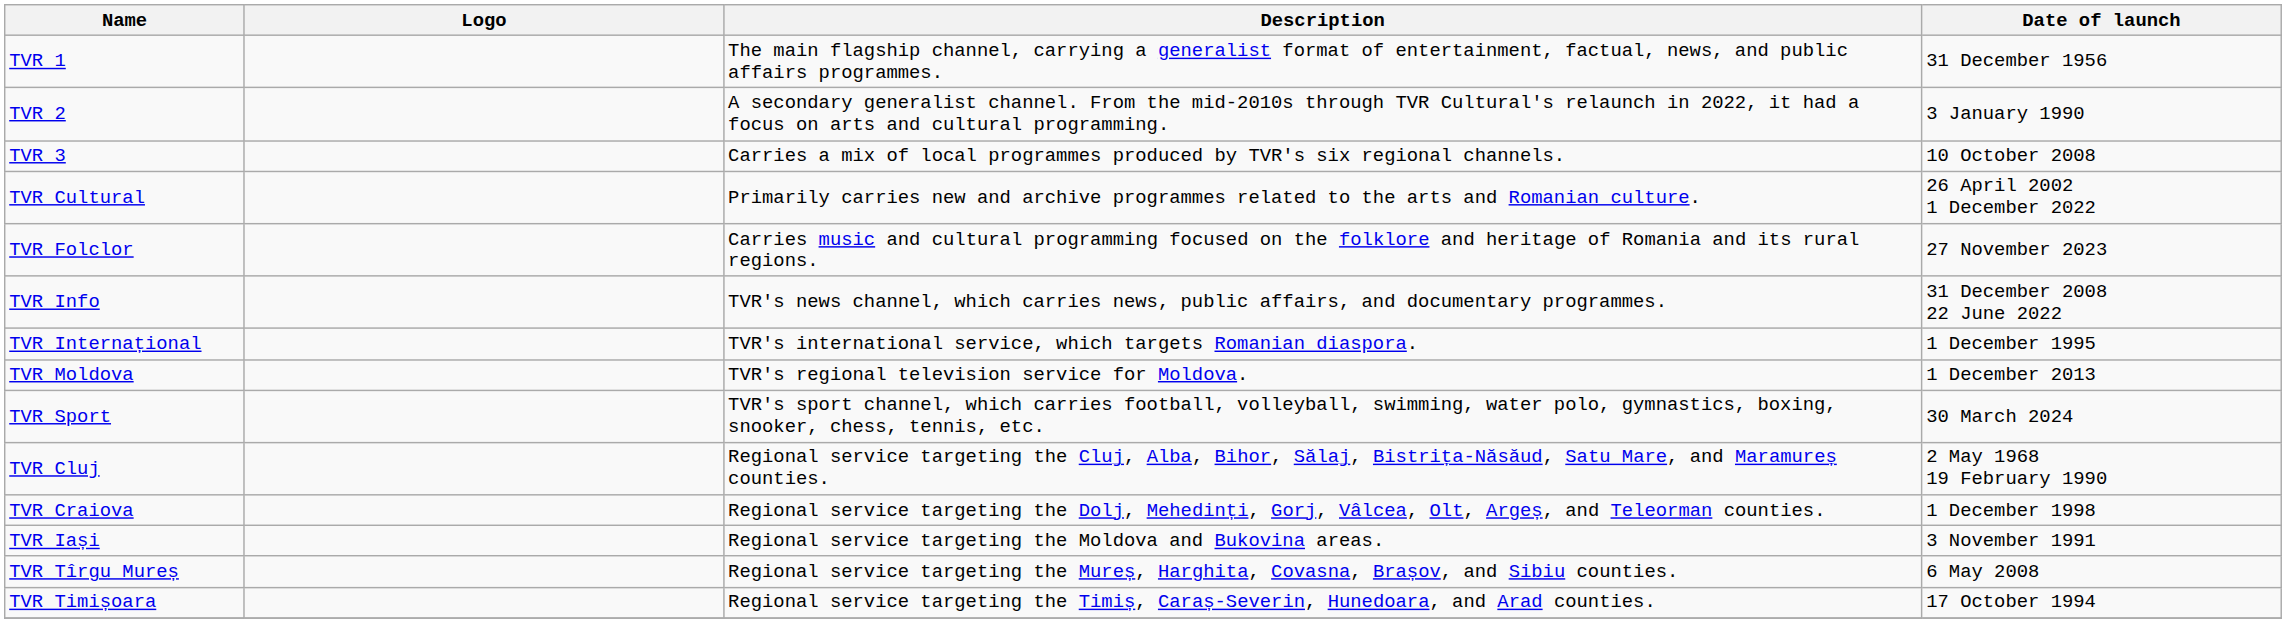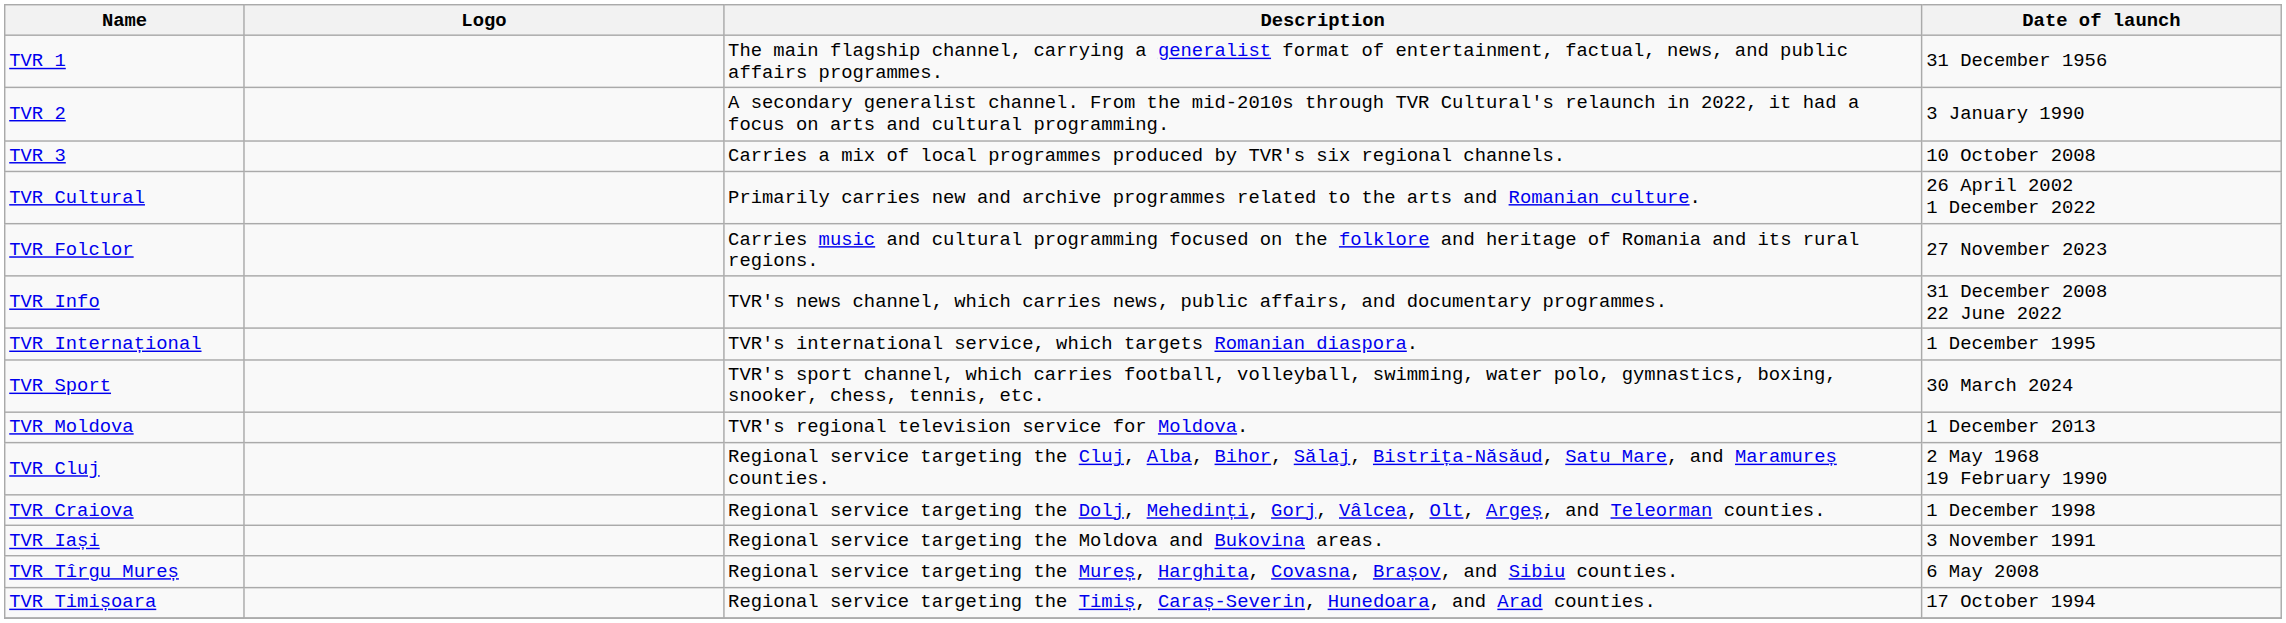rows swapped: (71, 375) <-> (60, 416)
